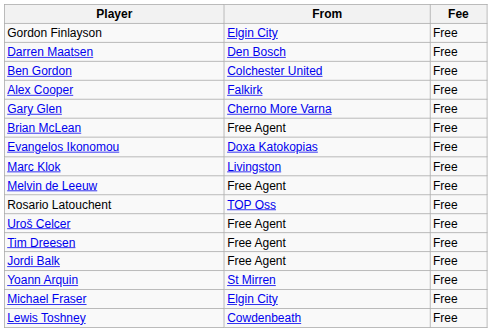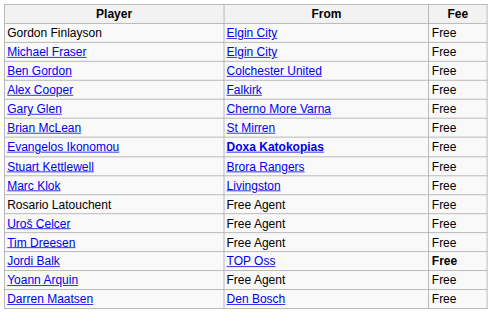rows swapped: (47, 299) <-> (50, 52)
(256, 128) Free Agent -> (251, 128) St Mirren
(272, 147) normal -> (275, 147) bold
+ row: (51, 166)
- row: (52, 185)
(252, 204) TOP Oss -> (256, 204) Free Agent
(256, 261) Free Agent -> (251, 261) TOP Oss
(445, 261) normal -> (444, 261) bold
(251, 280) St Mirren -> (256, 280) Free Agent
- row: (46, 318)
